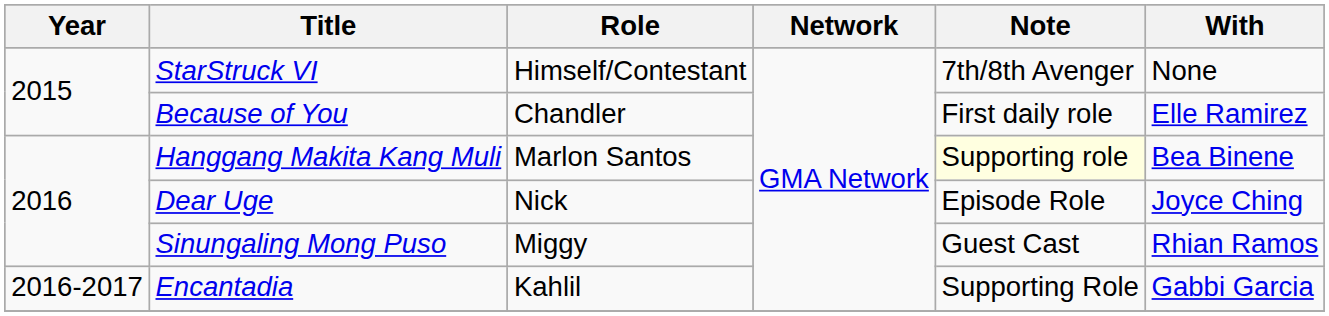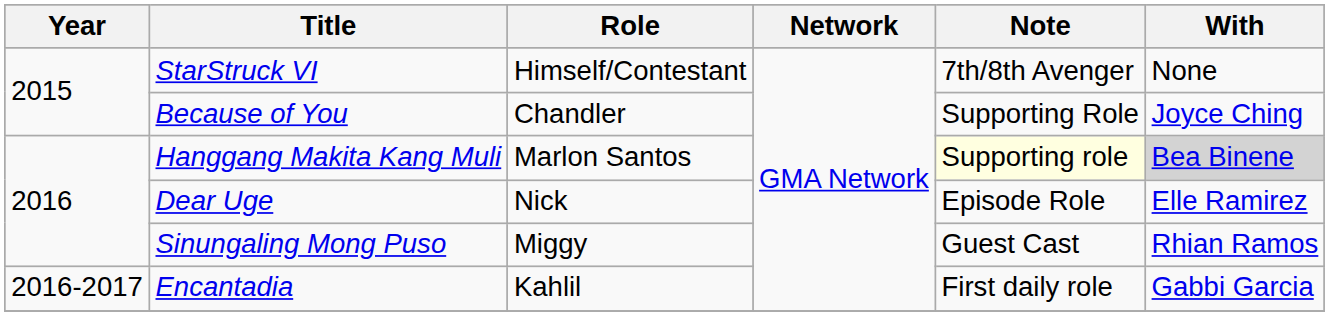(1027, 113) First daily role -> (1040, 113) Supporting Role
(1230, 113) Elle Ramirez -> (1227, 113) Joyce Ching
(1223, 157) no background -> (1223, 157) lightgrey background
(1227, 200) Joyce Ching -> (1230, 200) Elle Ramirez
(1040, 288) Supporting Role -> (1027, 288) First daily role
